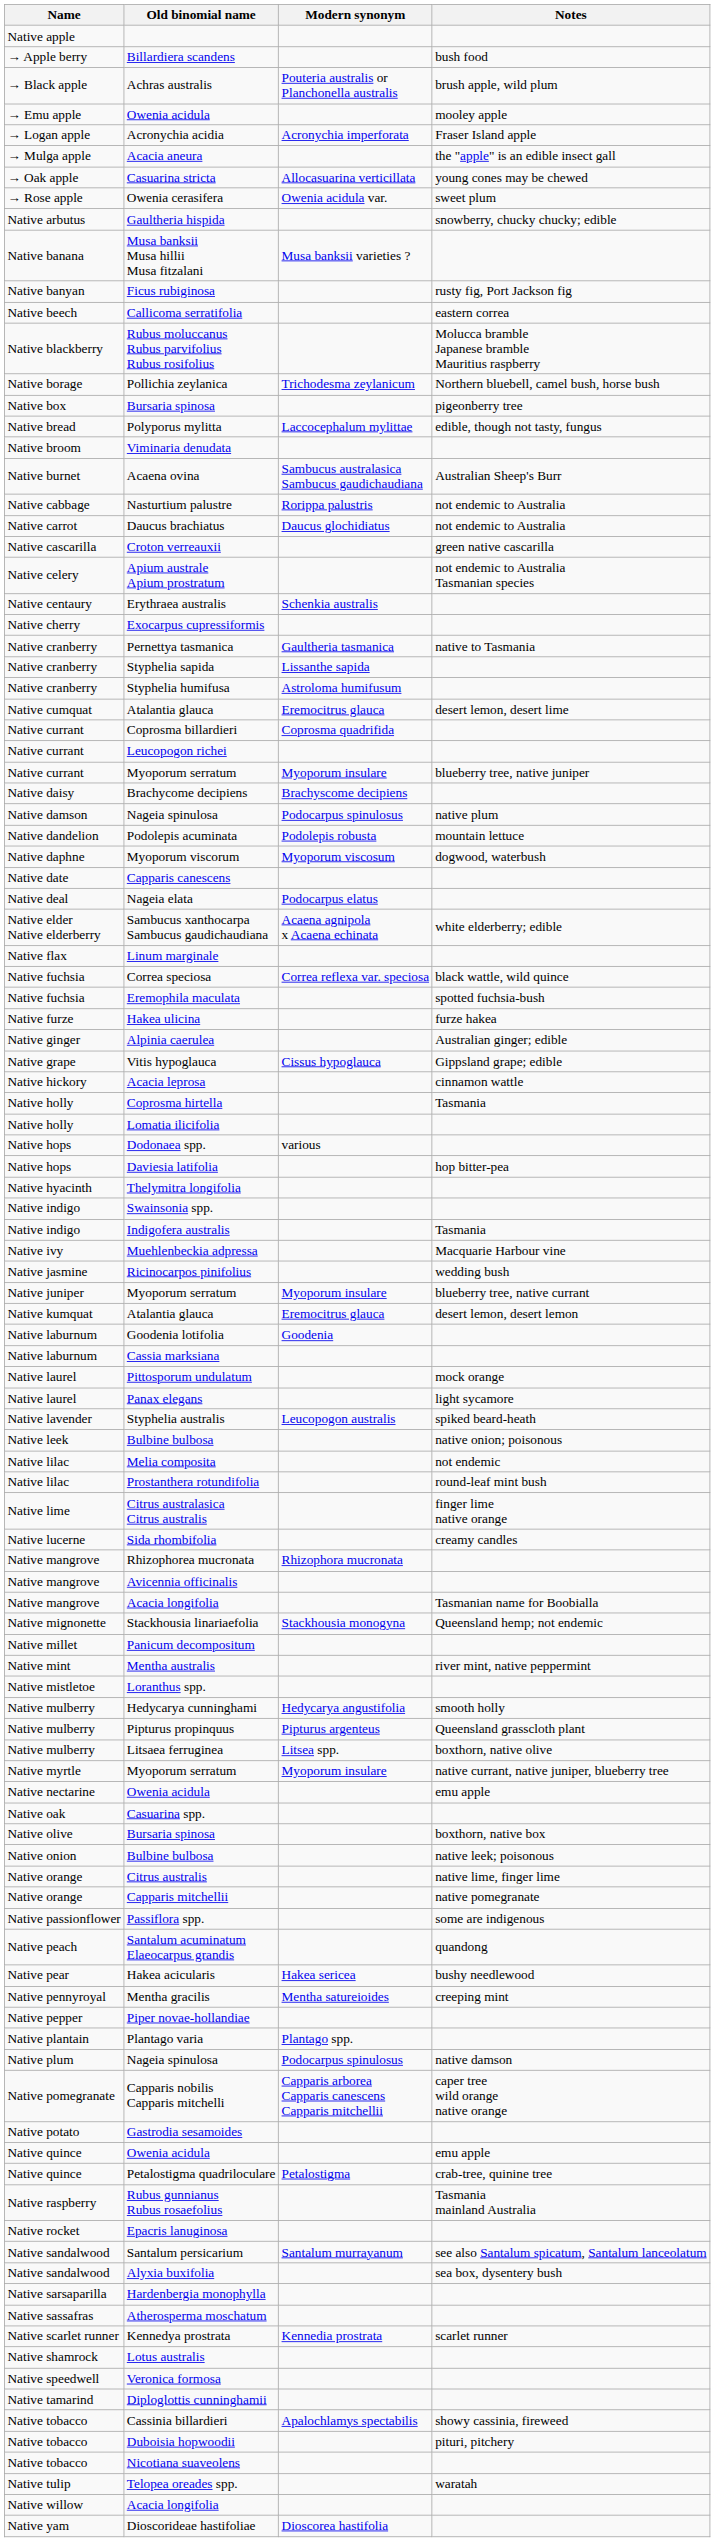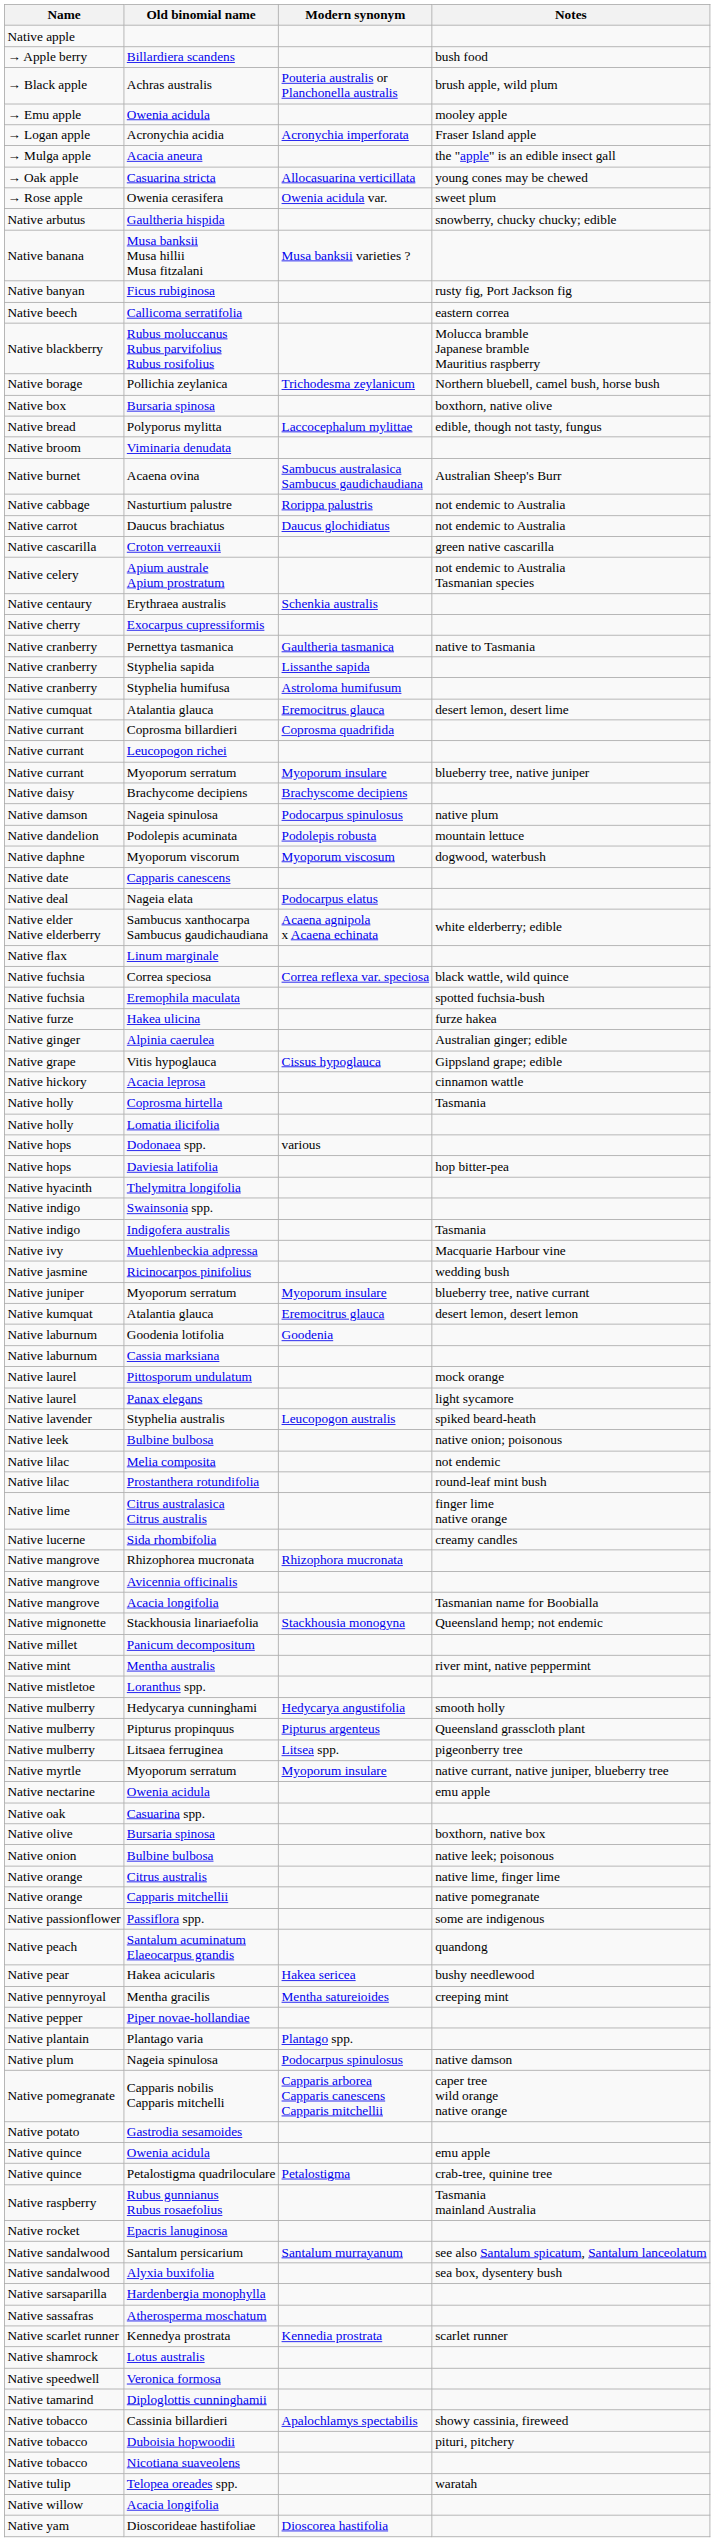(479, 405) pigeonberry tree -> (494, 405) boxthorn, native olive
(494, 1750) boxthorn, native olive -> (479, 1750) pigeonberry tree
